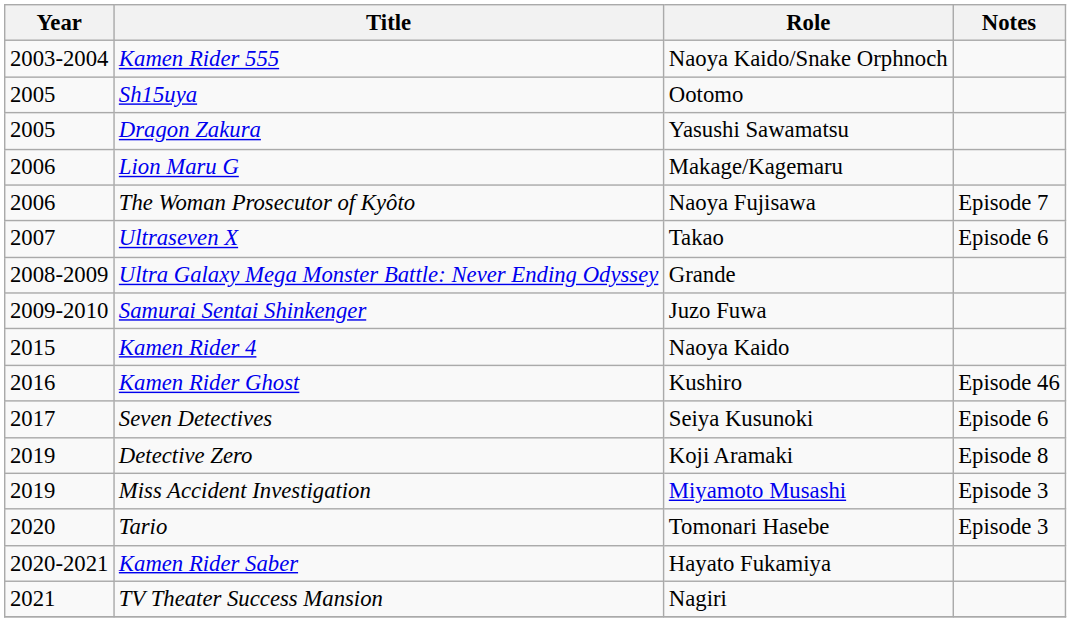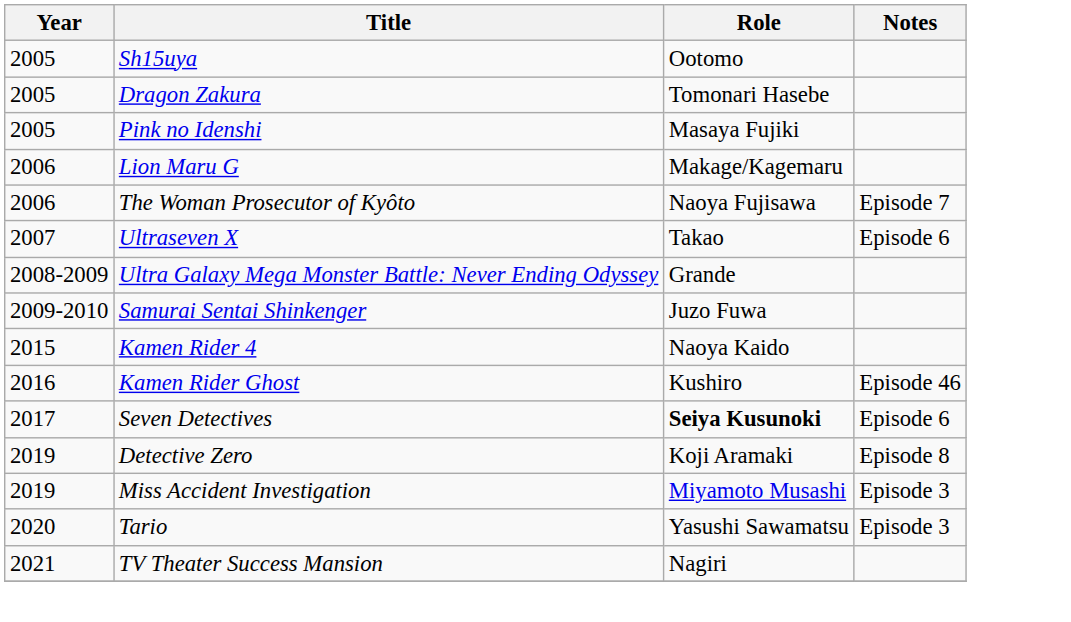- row: (199, 58)
(759, 130) Yasushi Sawamatsu -> (749, 94) Tomonari Hasebe
+ row: (190, 130)
(741, 418) normal -> (745, 418) bold
(749, 526) Tomonari Hasebe -> (759, 526) Yasushi Sawamatsu
- row: (208, 563)
